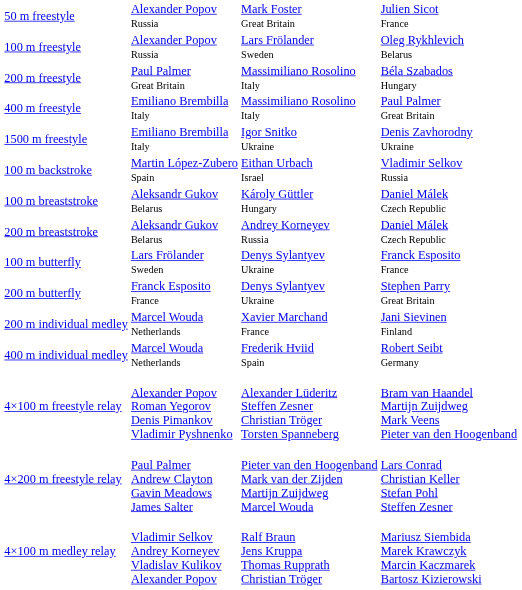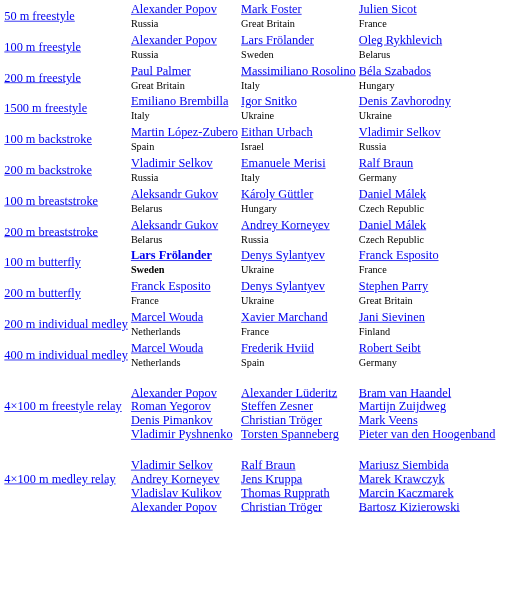- row: (43, 108)
+ row: (48, 170)
(167, 262) normal -> (171, 262) bold
- row: (63, 479)
